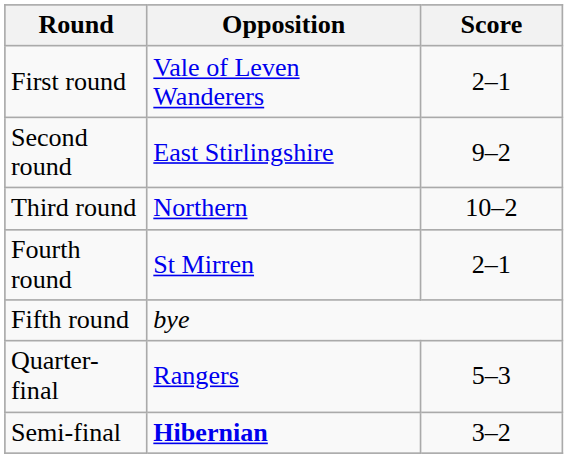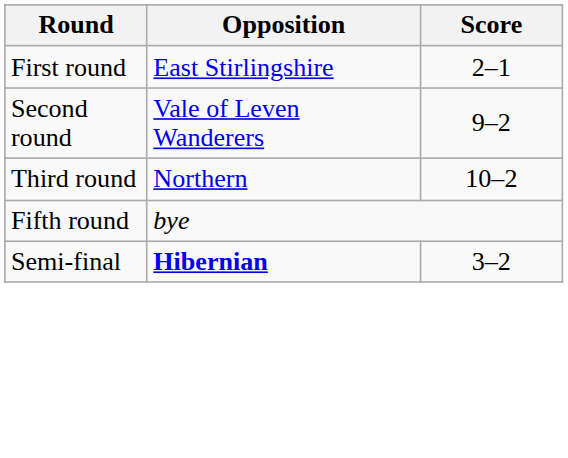(226, 81) Vale of Leven Wanderers -> (244, 66) East Stirlingshire
(244, 151) East Stirlingshire -> (226, 122) Vale of Leven Wanderers
- row: (46, 264)
- row: (55, 376)
